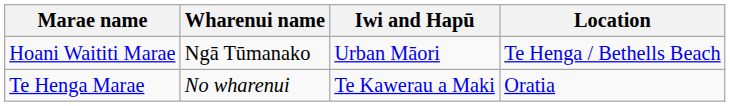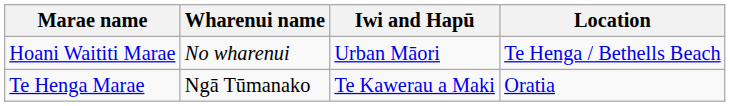(248, 52) Ngā Tūmanako -> (237, 52) No wharenui
(237, 85) No wharenui -> (248, 85) Ngā Tūmanako
